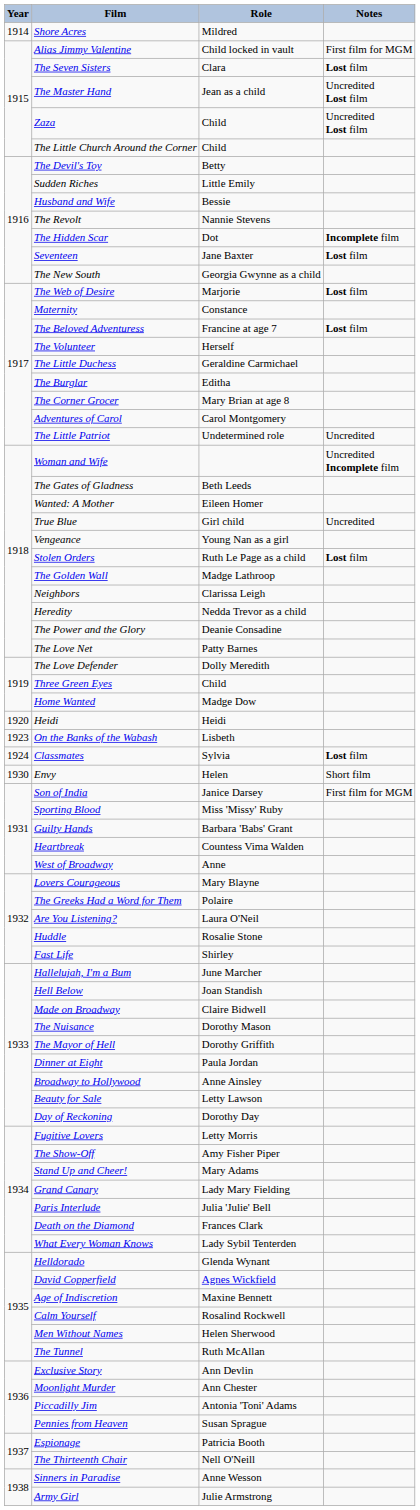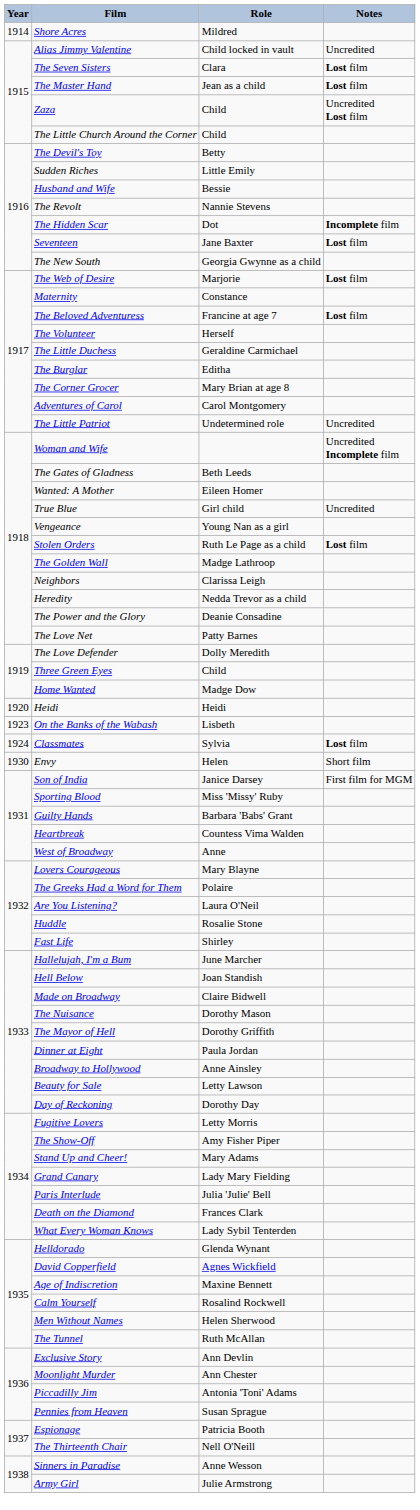(369, 50) First film for MGM -> (350, 50) Uncredited
(350, 92) Uncredited Lost film -> (347, 86) Lost film
